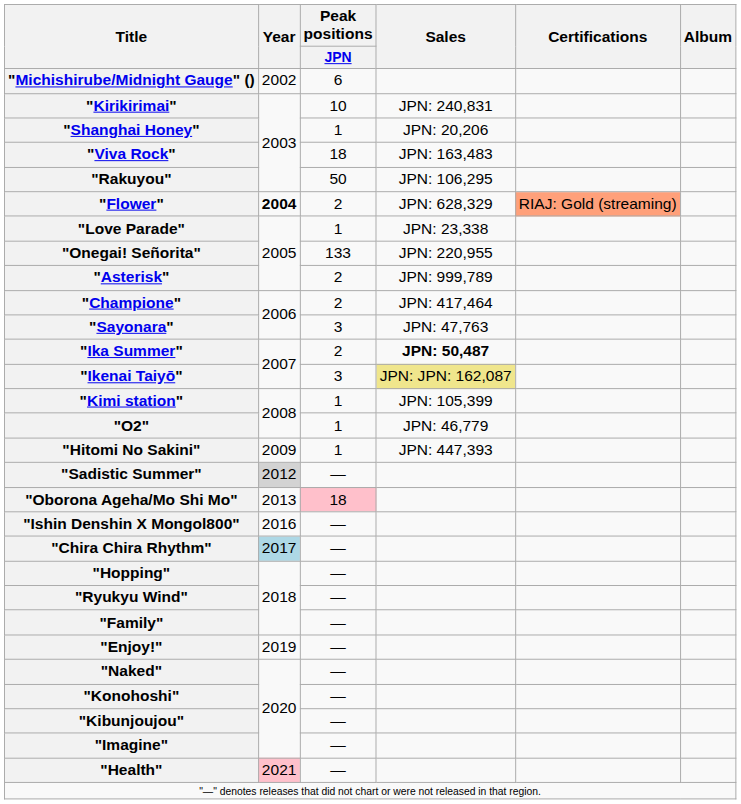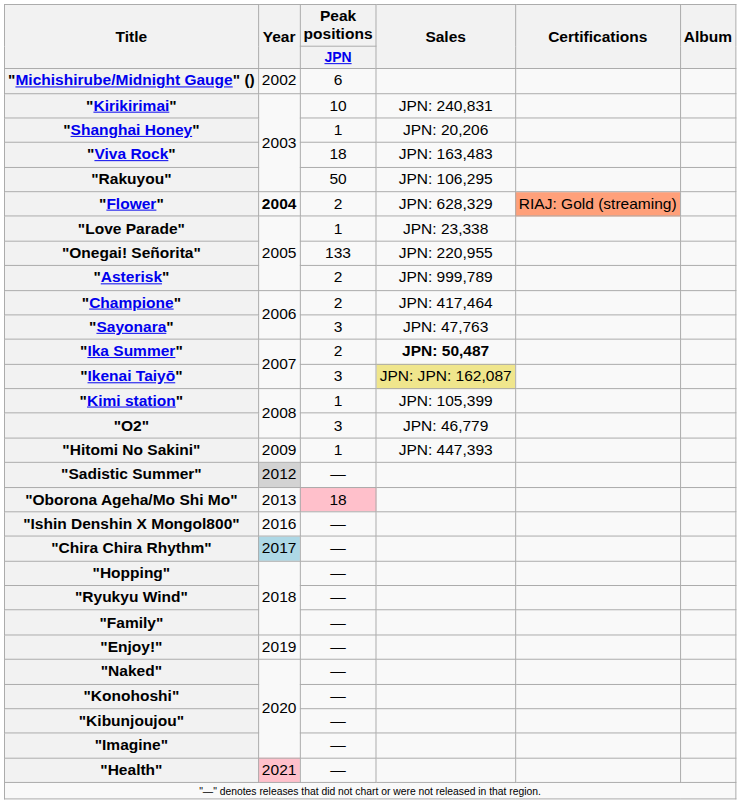(338, 425) 1 -> (338, 425) 3
